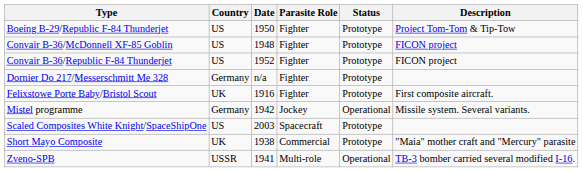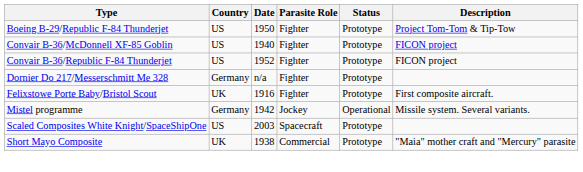(264, 45) 1948 -> (264, 45) 1940
- row: (31, 158)
